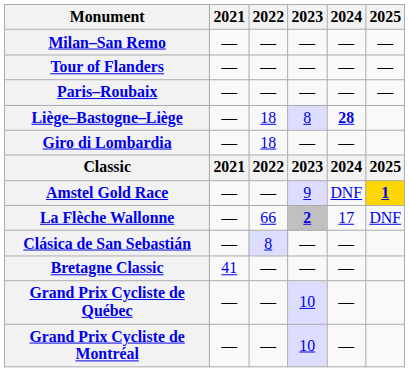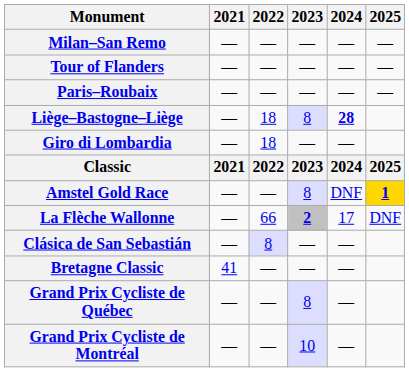(307, 192) 9 -> (307, 192) 8
(307, 302) 10 -> (307, 302) 8
